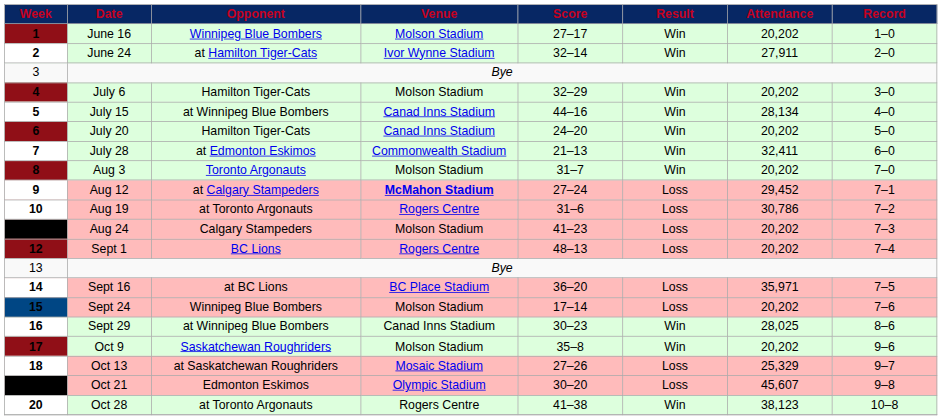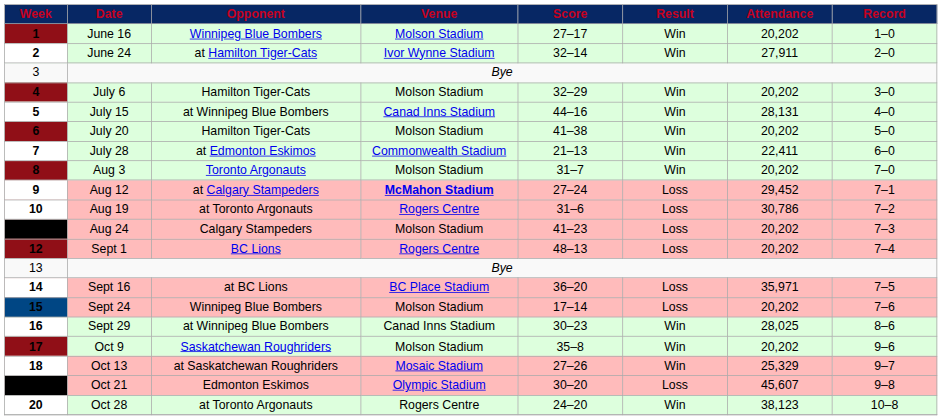(780, 111) 28,134 -> (780, 111) 28,131
(439, 131) Canad Inns Stadium -> (439, 131) Molson Stadium
(570, 131) 24–20 -> (570, 131) 41–38
(780, 151) 32,411 -> (780, 151) 22,411
(675, 365) Loss -> (675, 365) Win
(570, 405) 41–38 -> (570, 405) 24–20
